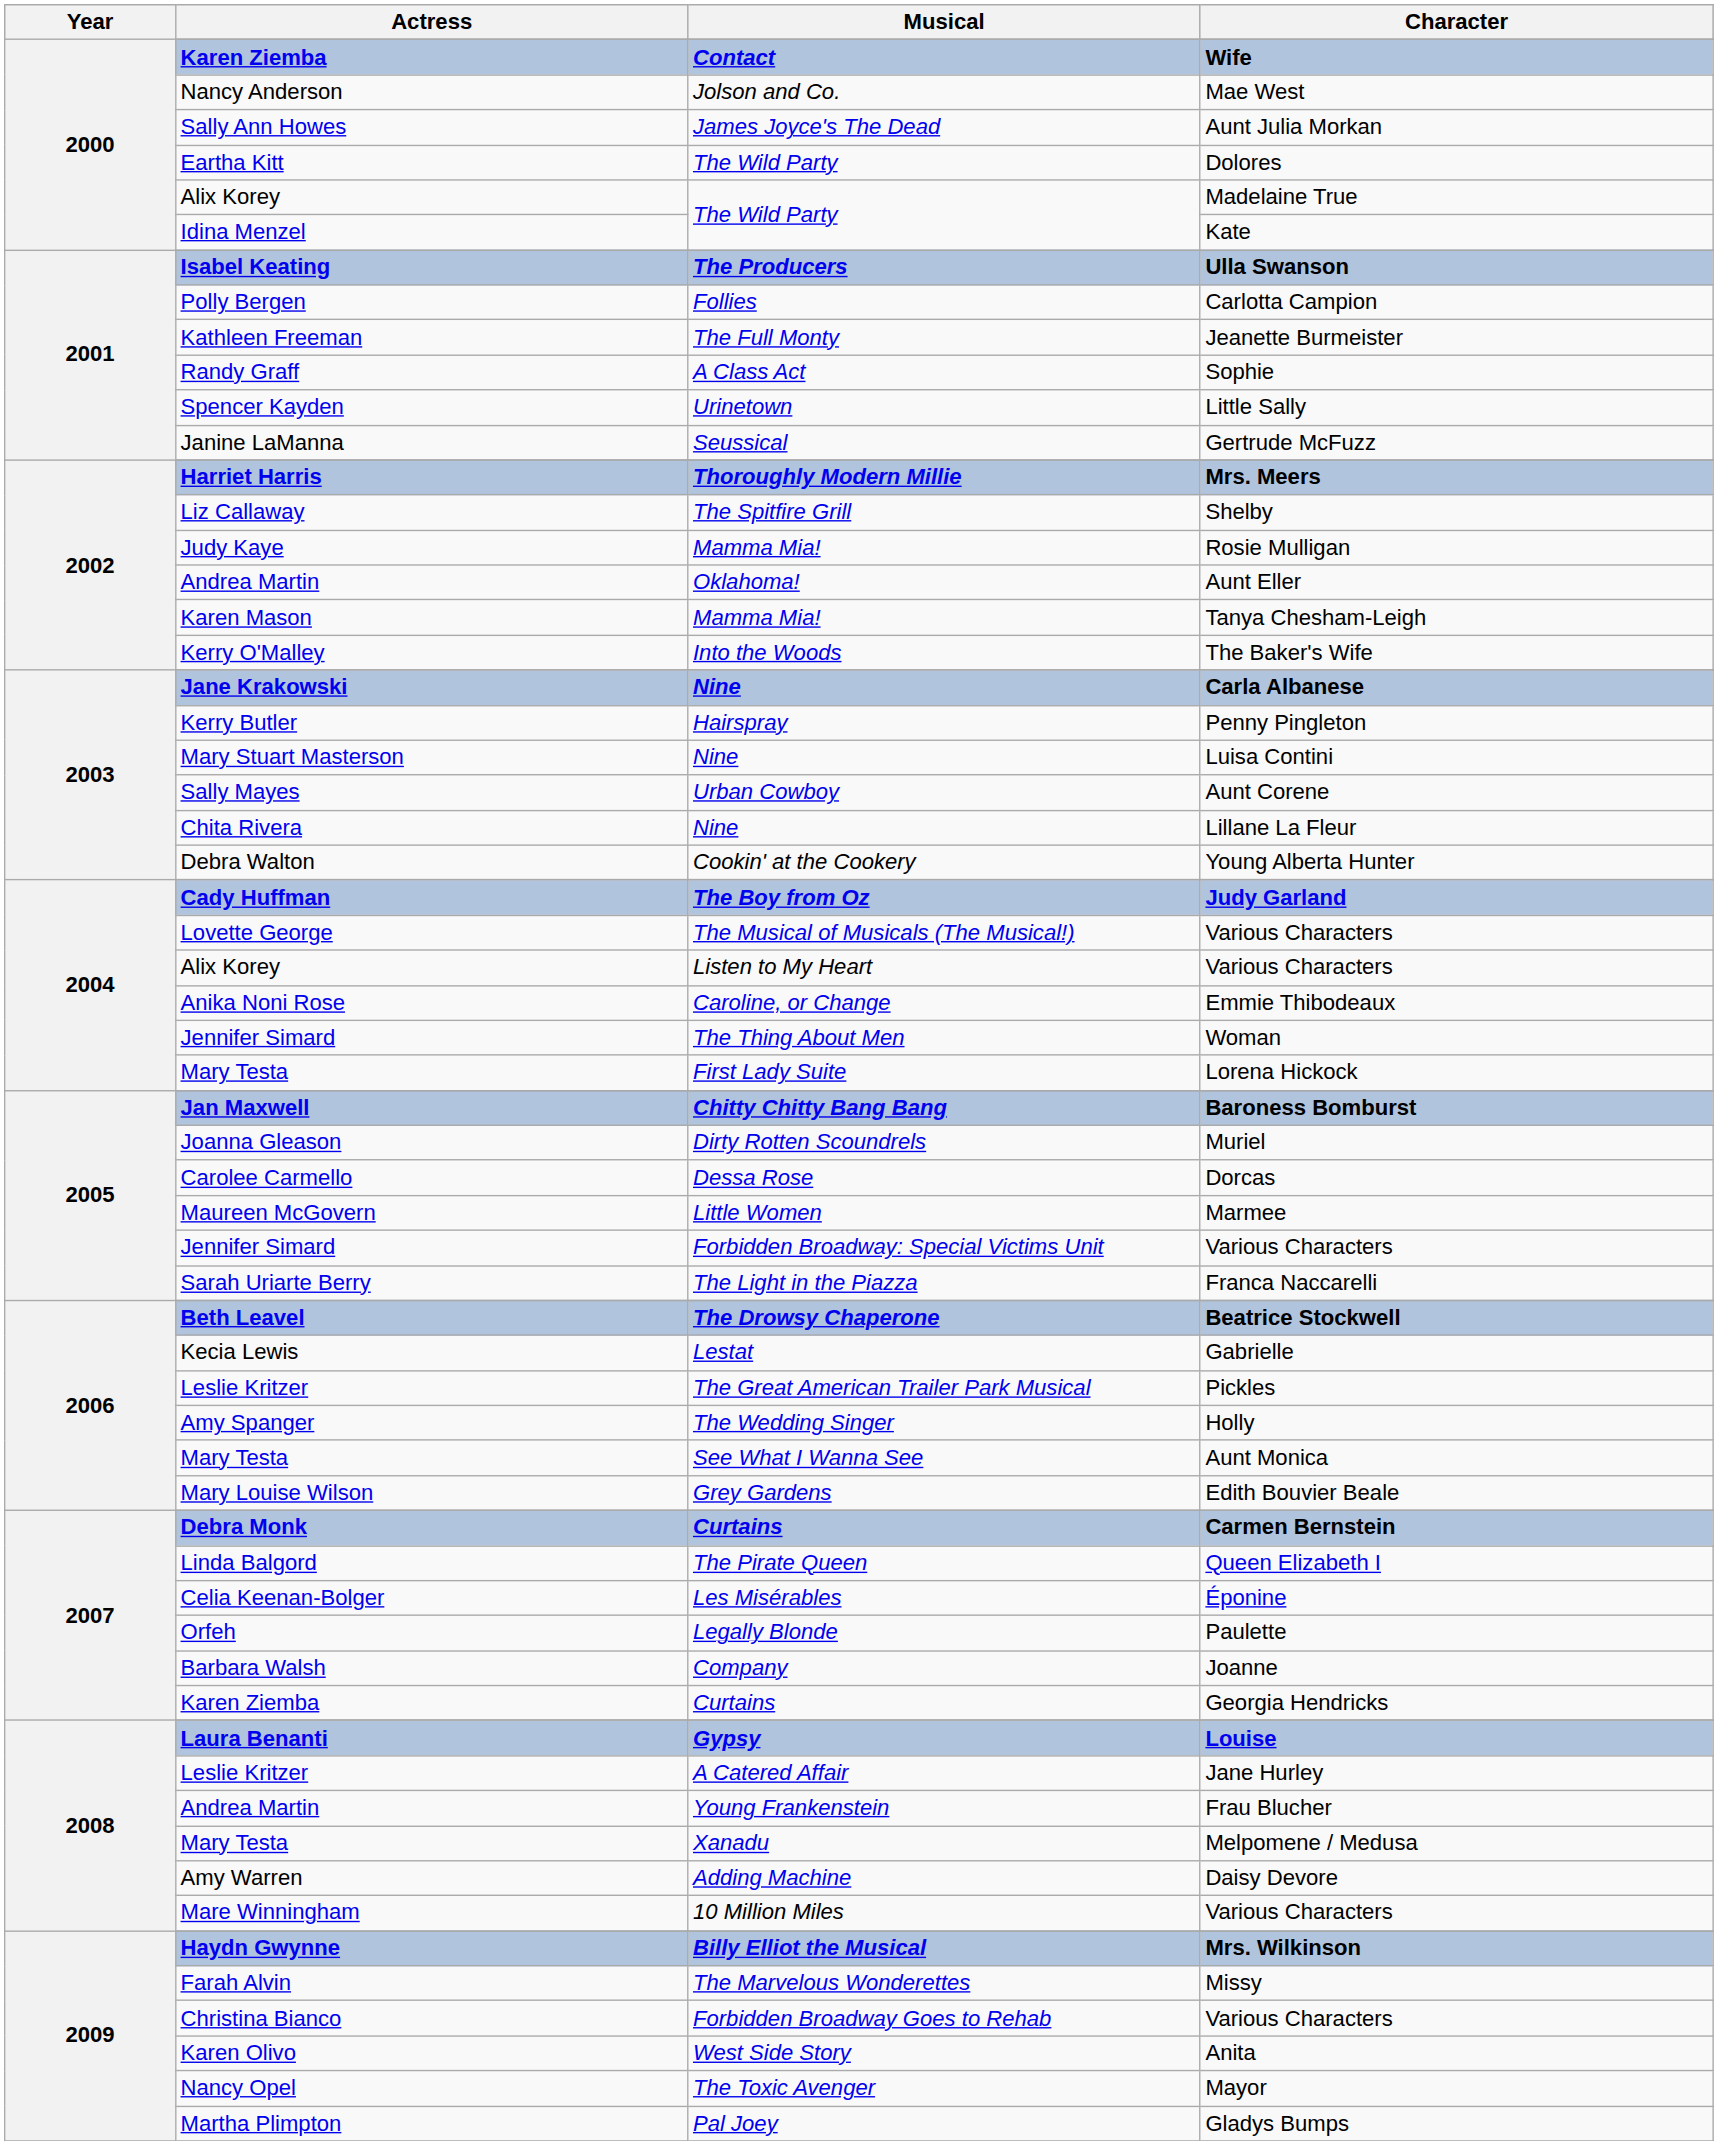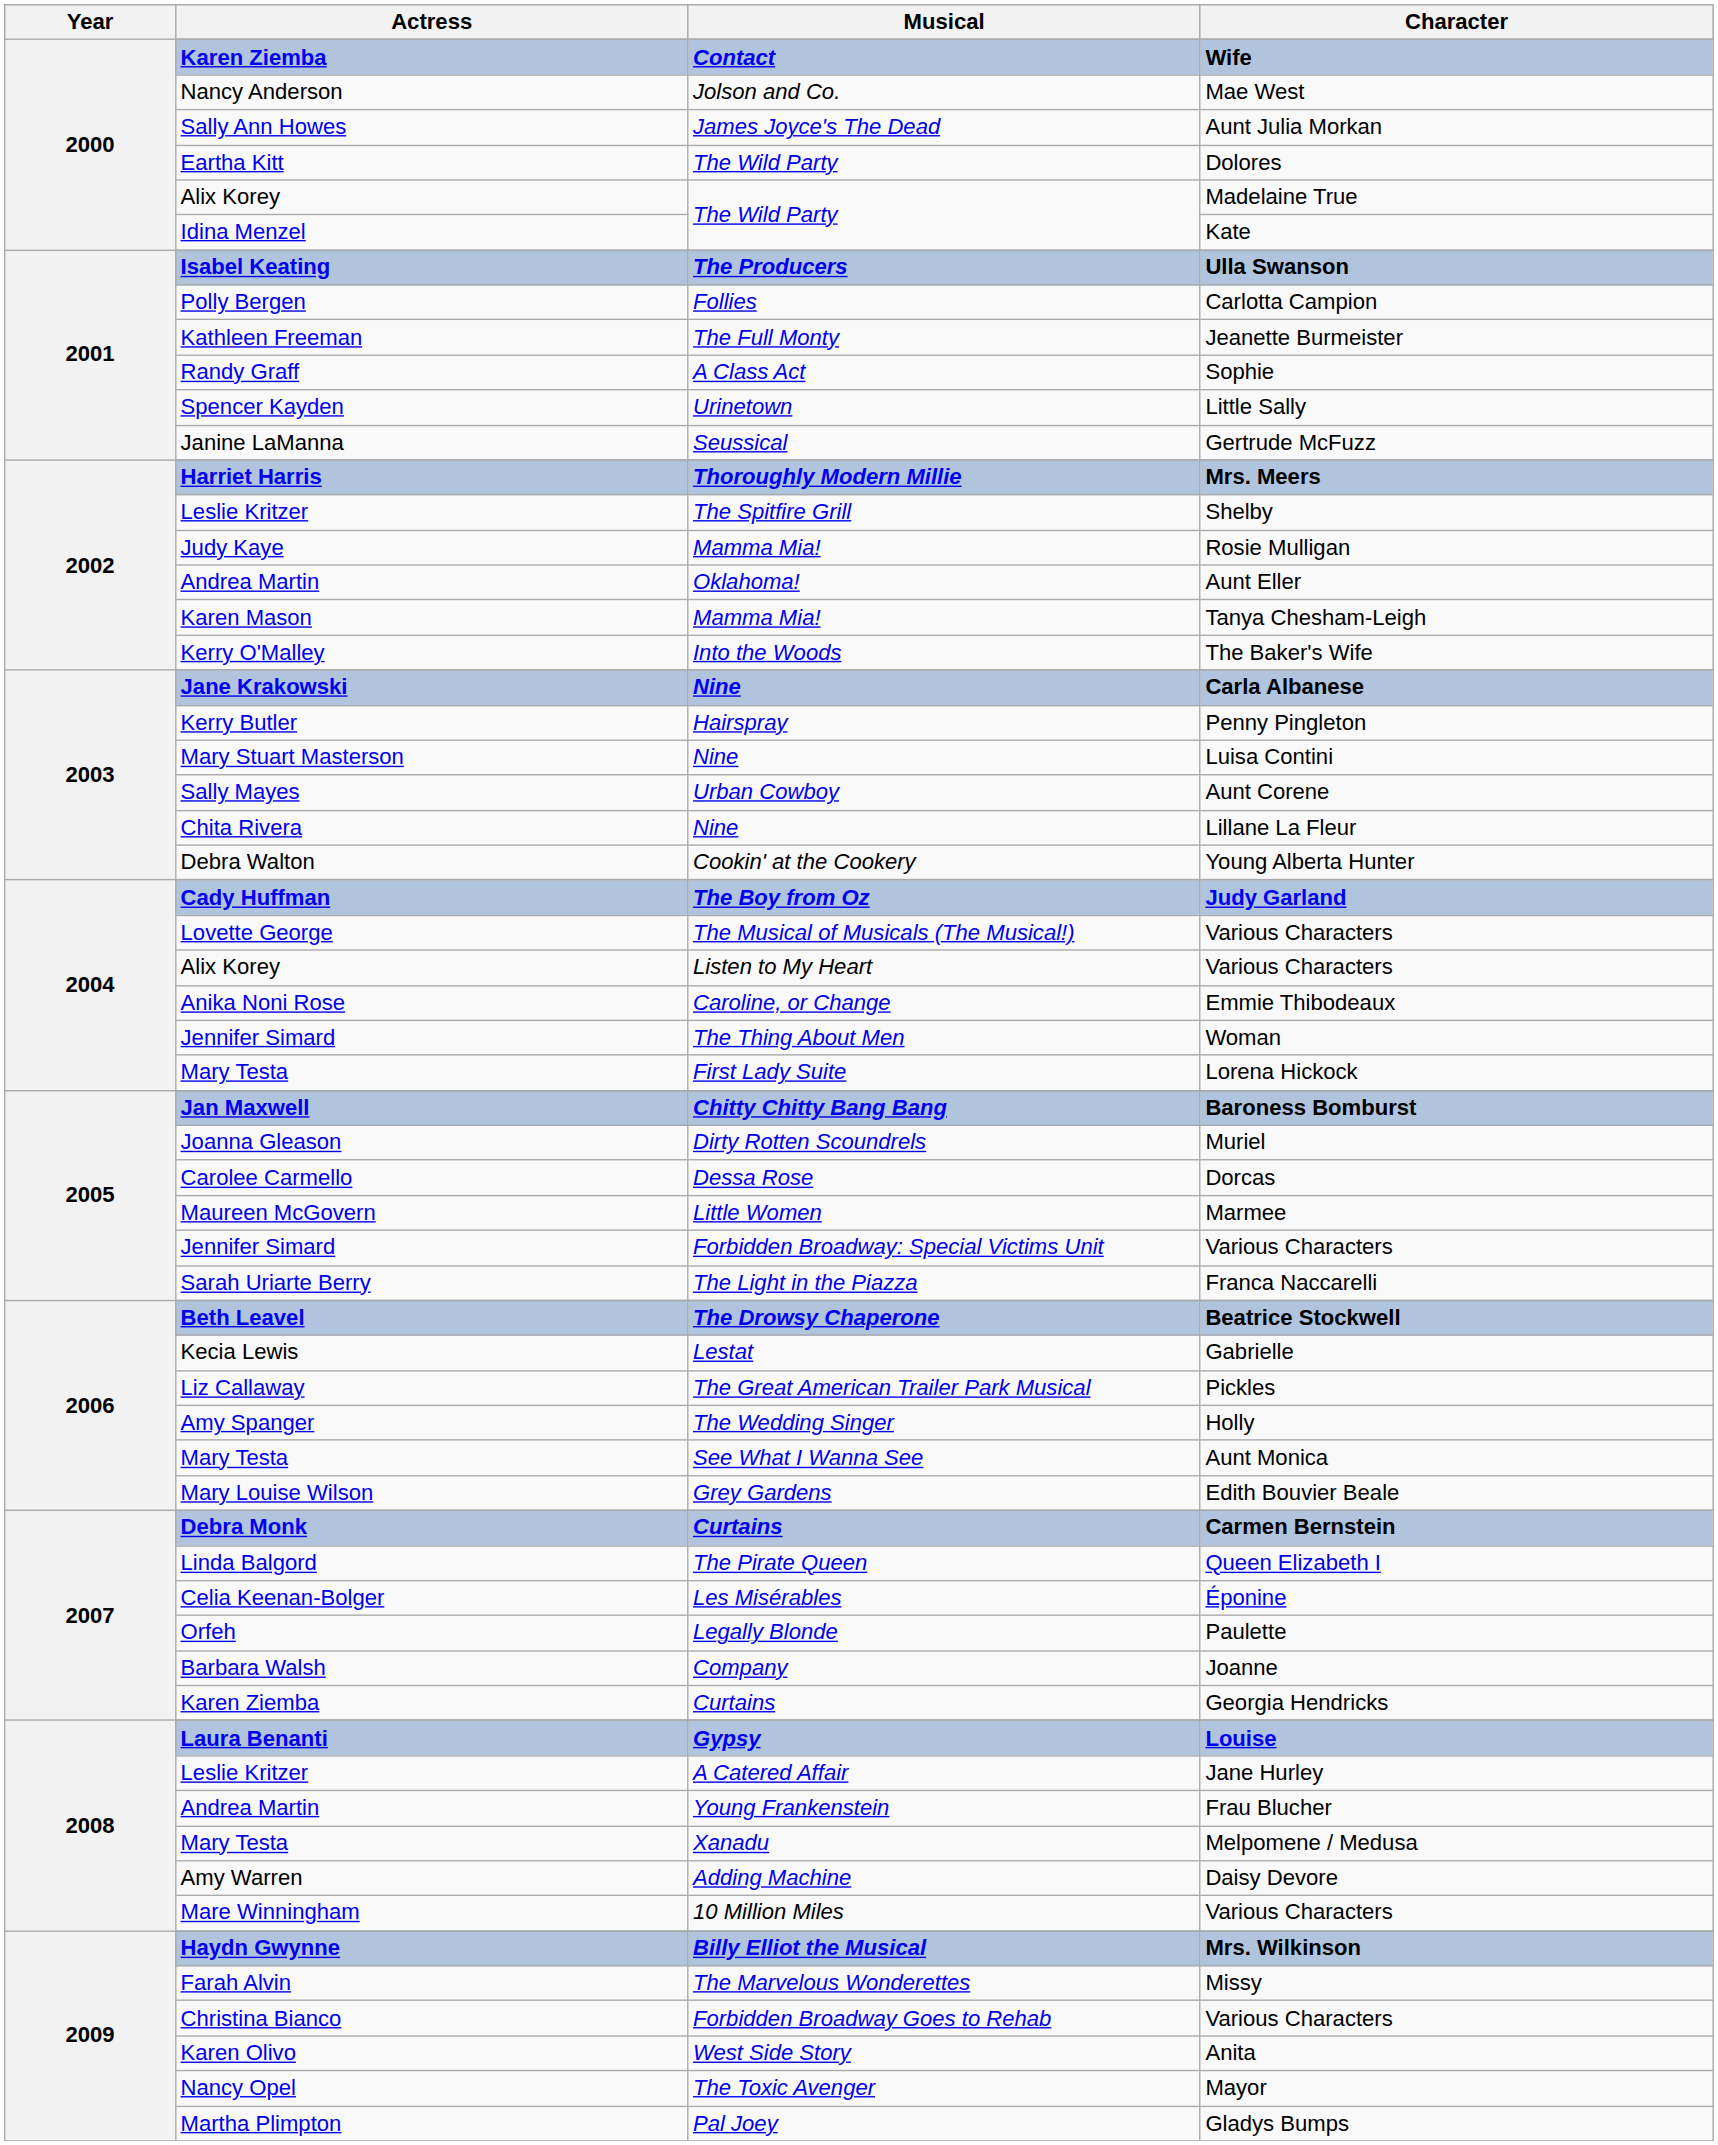(243, 512) Liz Callaway -> (244, 512) Leslie Kritzer
(244, 1387) Leslie Kritzer -> (243, 1387) Liz Callaway
